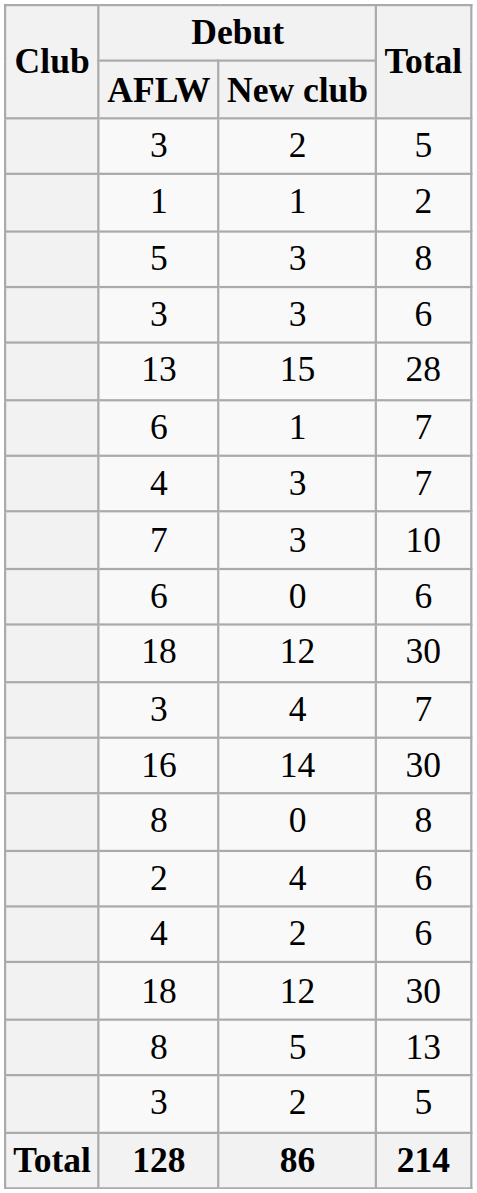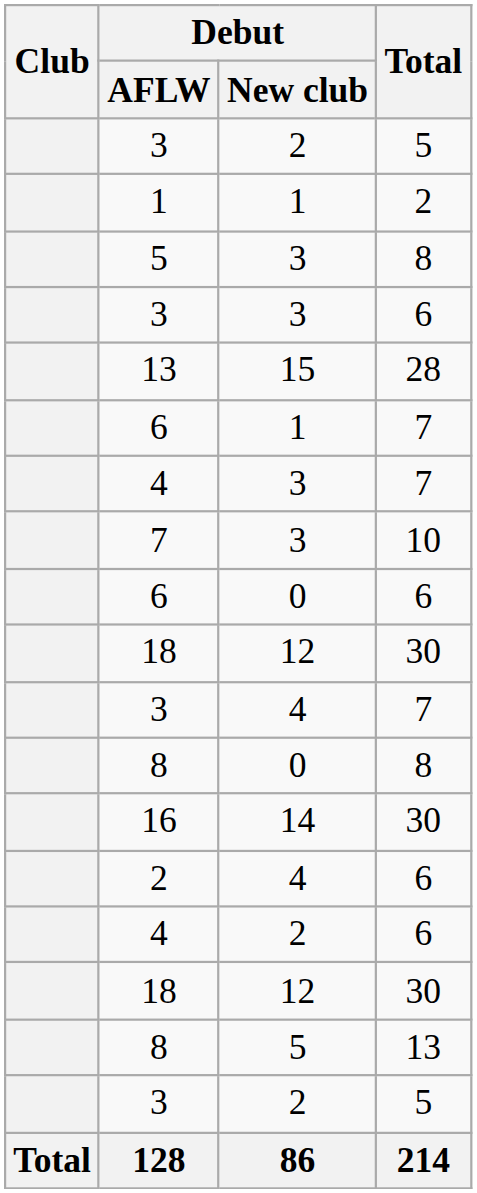rows swapped: (159, 821) <-> (159, 764)
